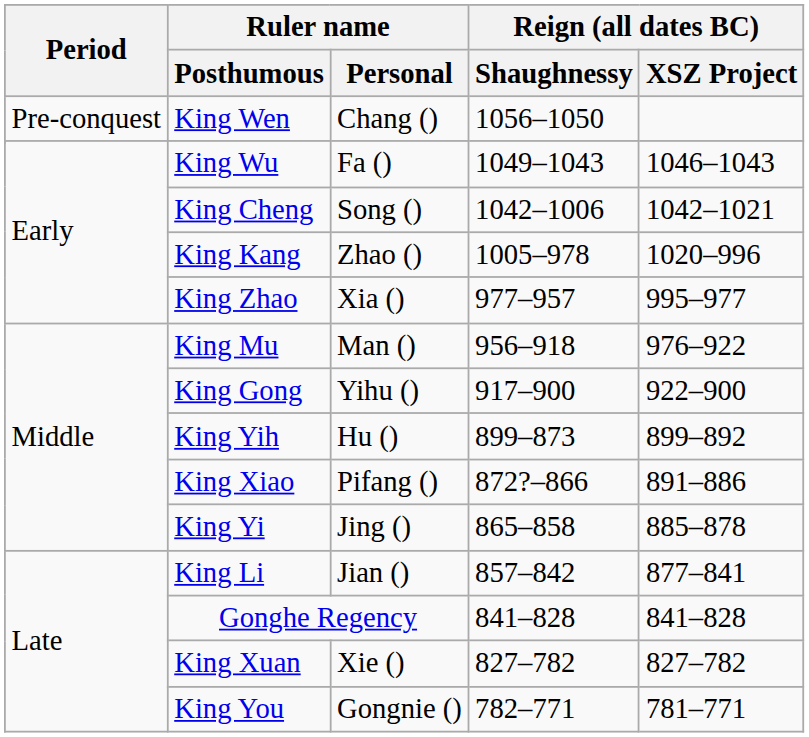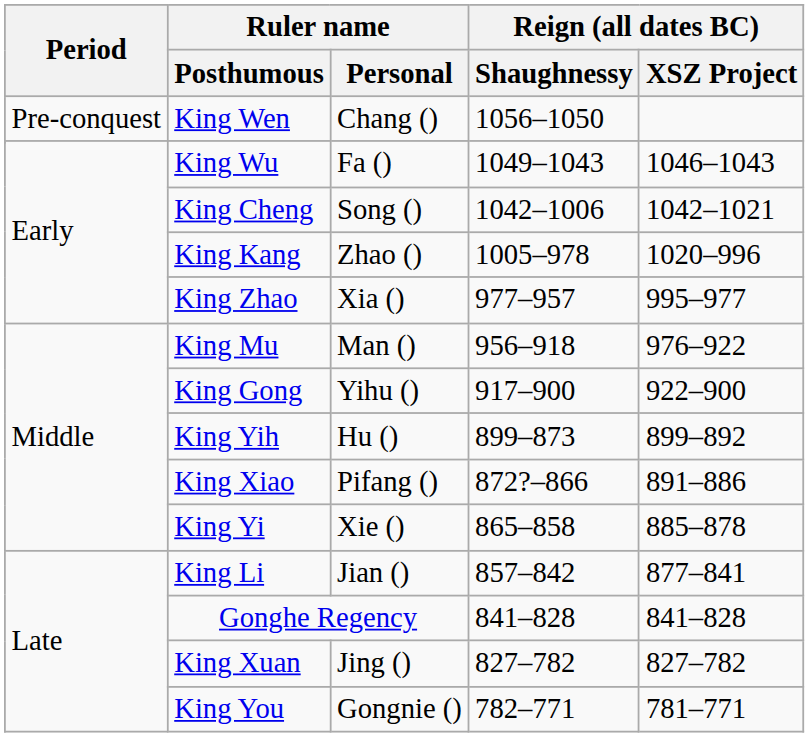(374, 526) Jing () -> (371, 526) Xie ()
(371, 663) Xie () -> (374, 663) Jing ()
